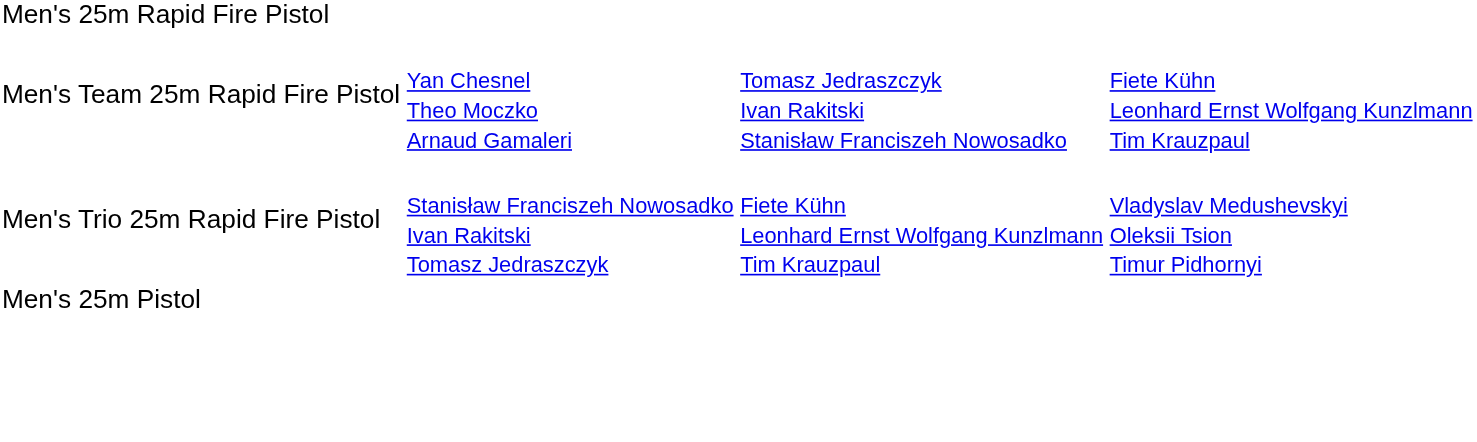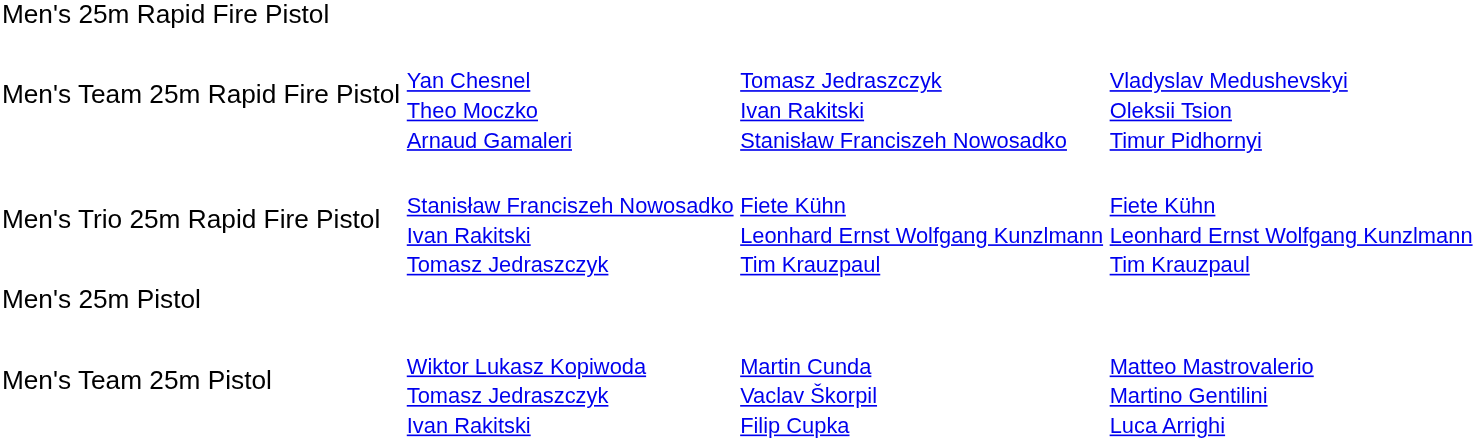(1291, 111) Fiete Kühn Leonhard Ernst Wolfgang Kunzlmann Tim Krauzpaul -> (1229, 111) Vladyslav Medushevskyi Oleksii Tsion Timur Pidhornyi
(1229, 235) Vladyslav Medushevskyi Oleksii Tsion Timur Pidhornyi -> (1291, 235) Fiete Kühn Leonhard Ernst Wolfgang Kunzlmann Tim Krauzpaul
+ row: (137, 380)
